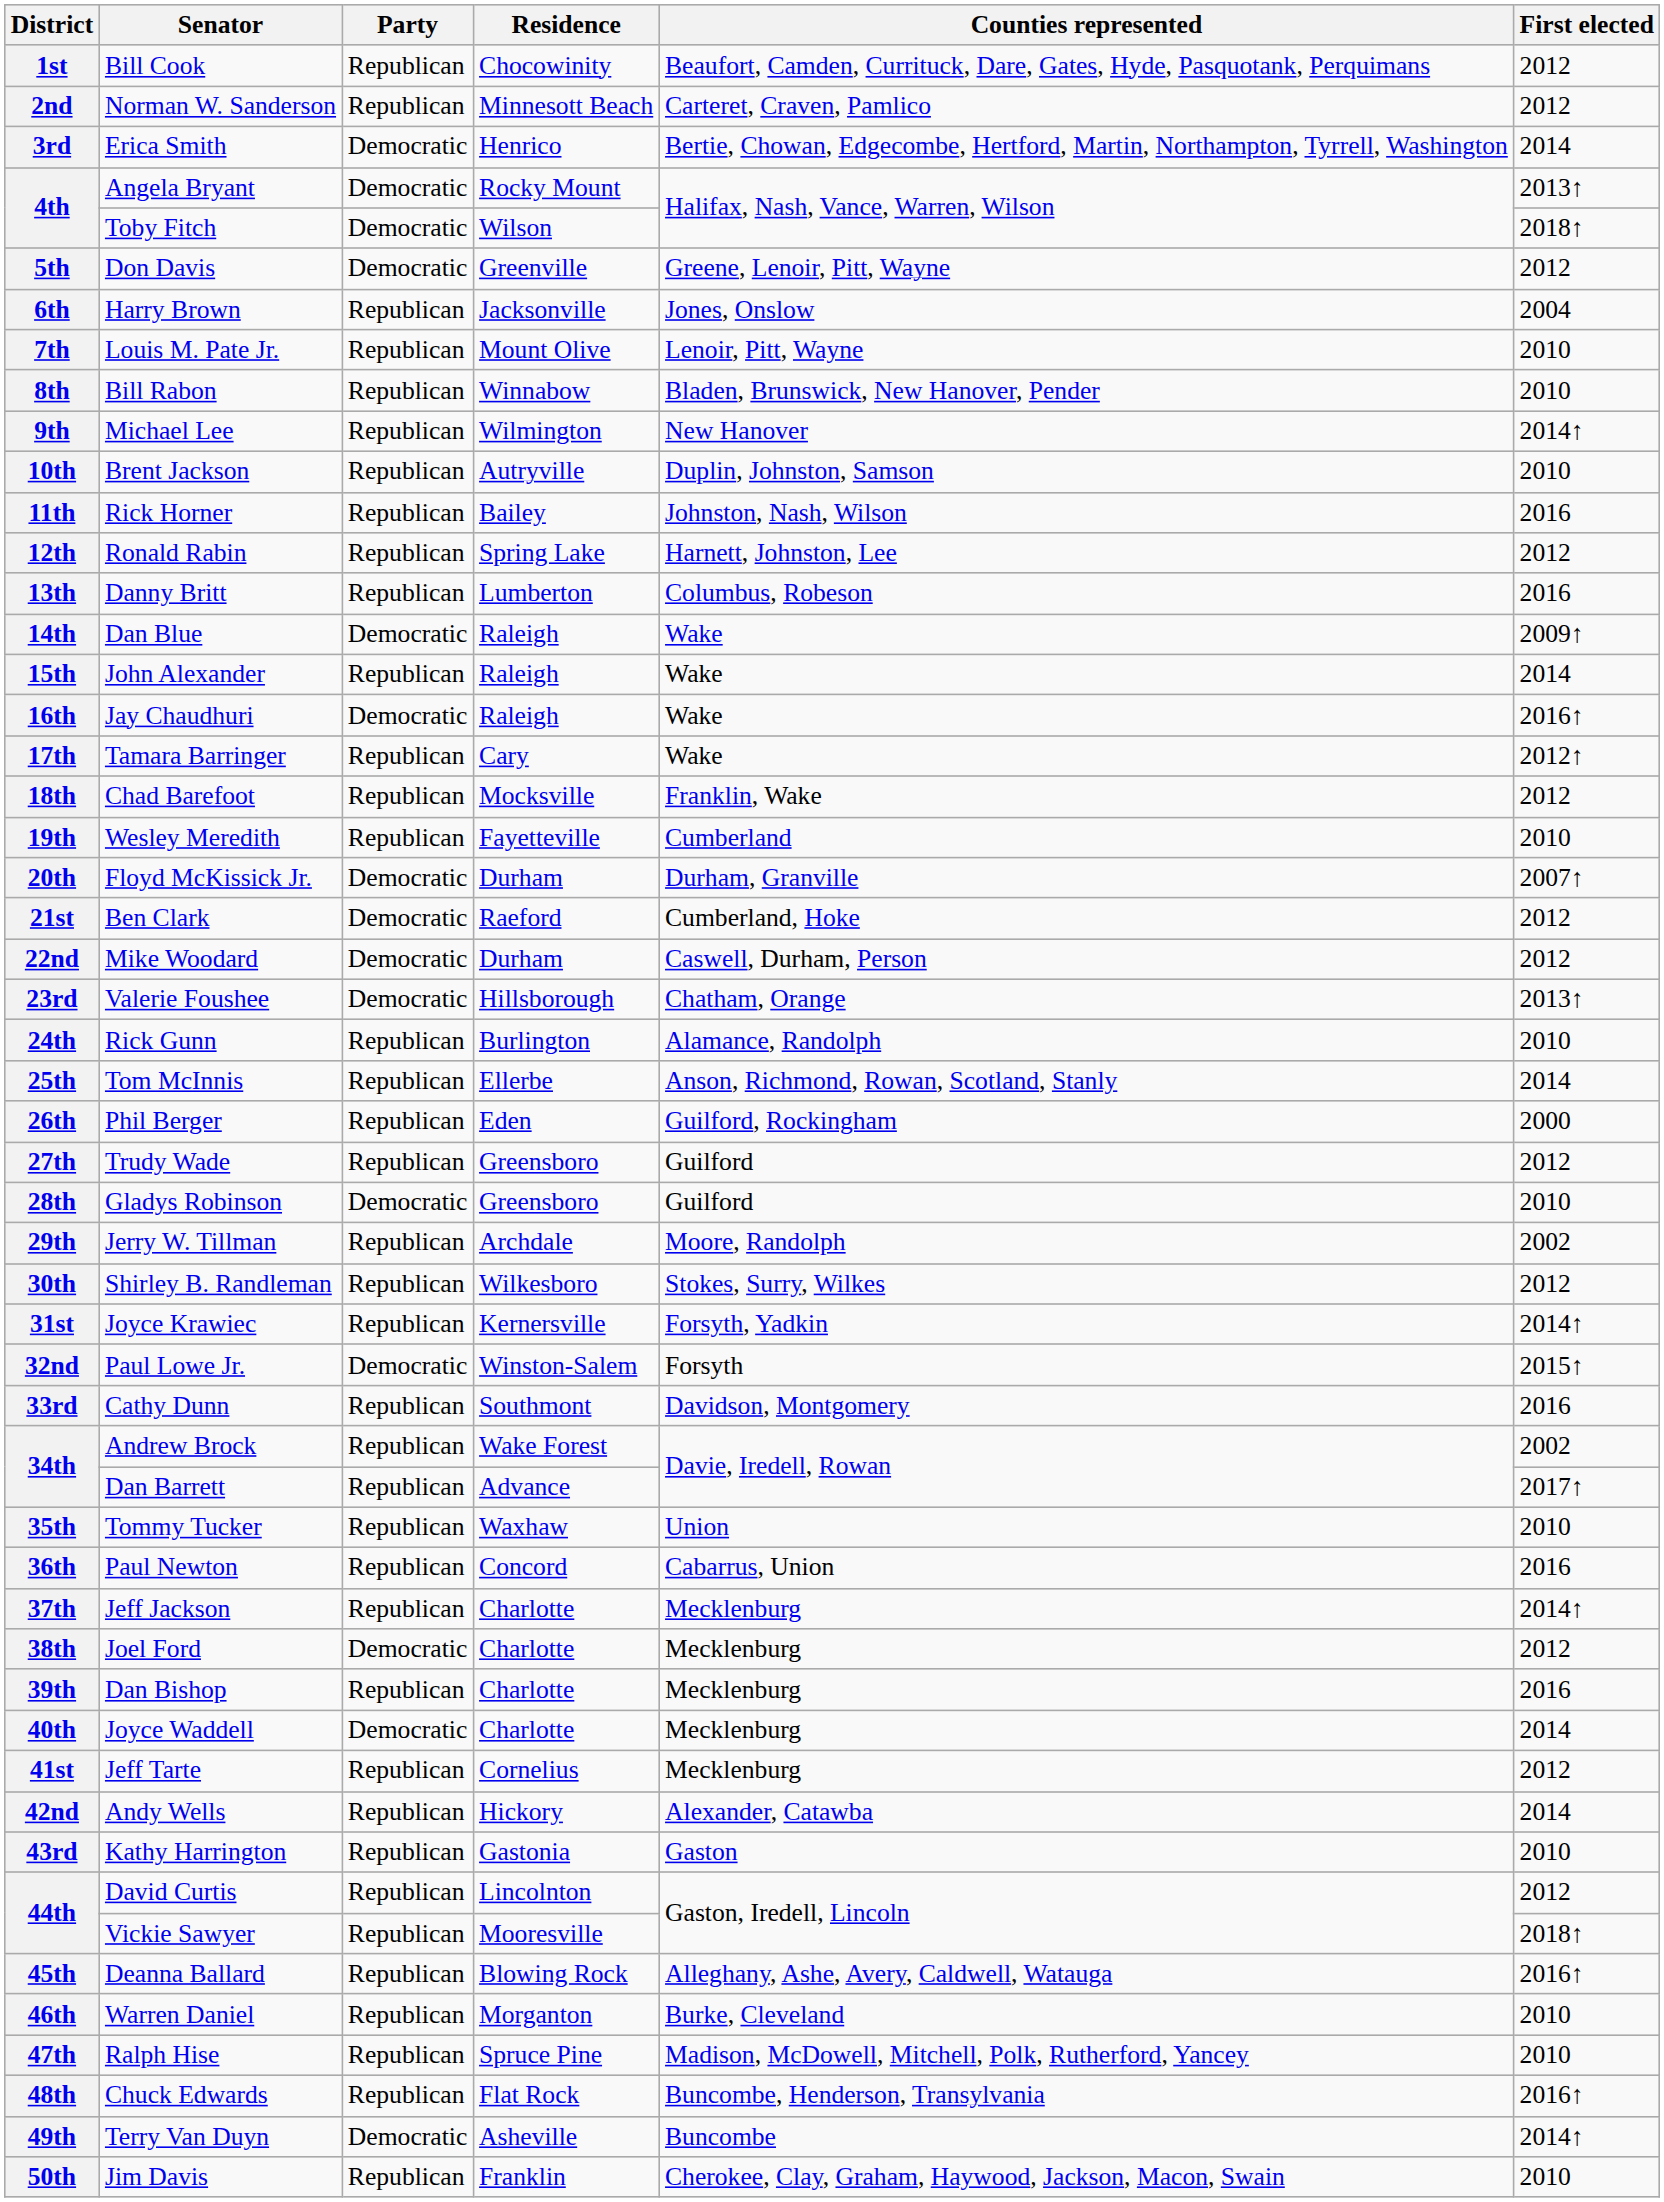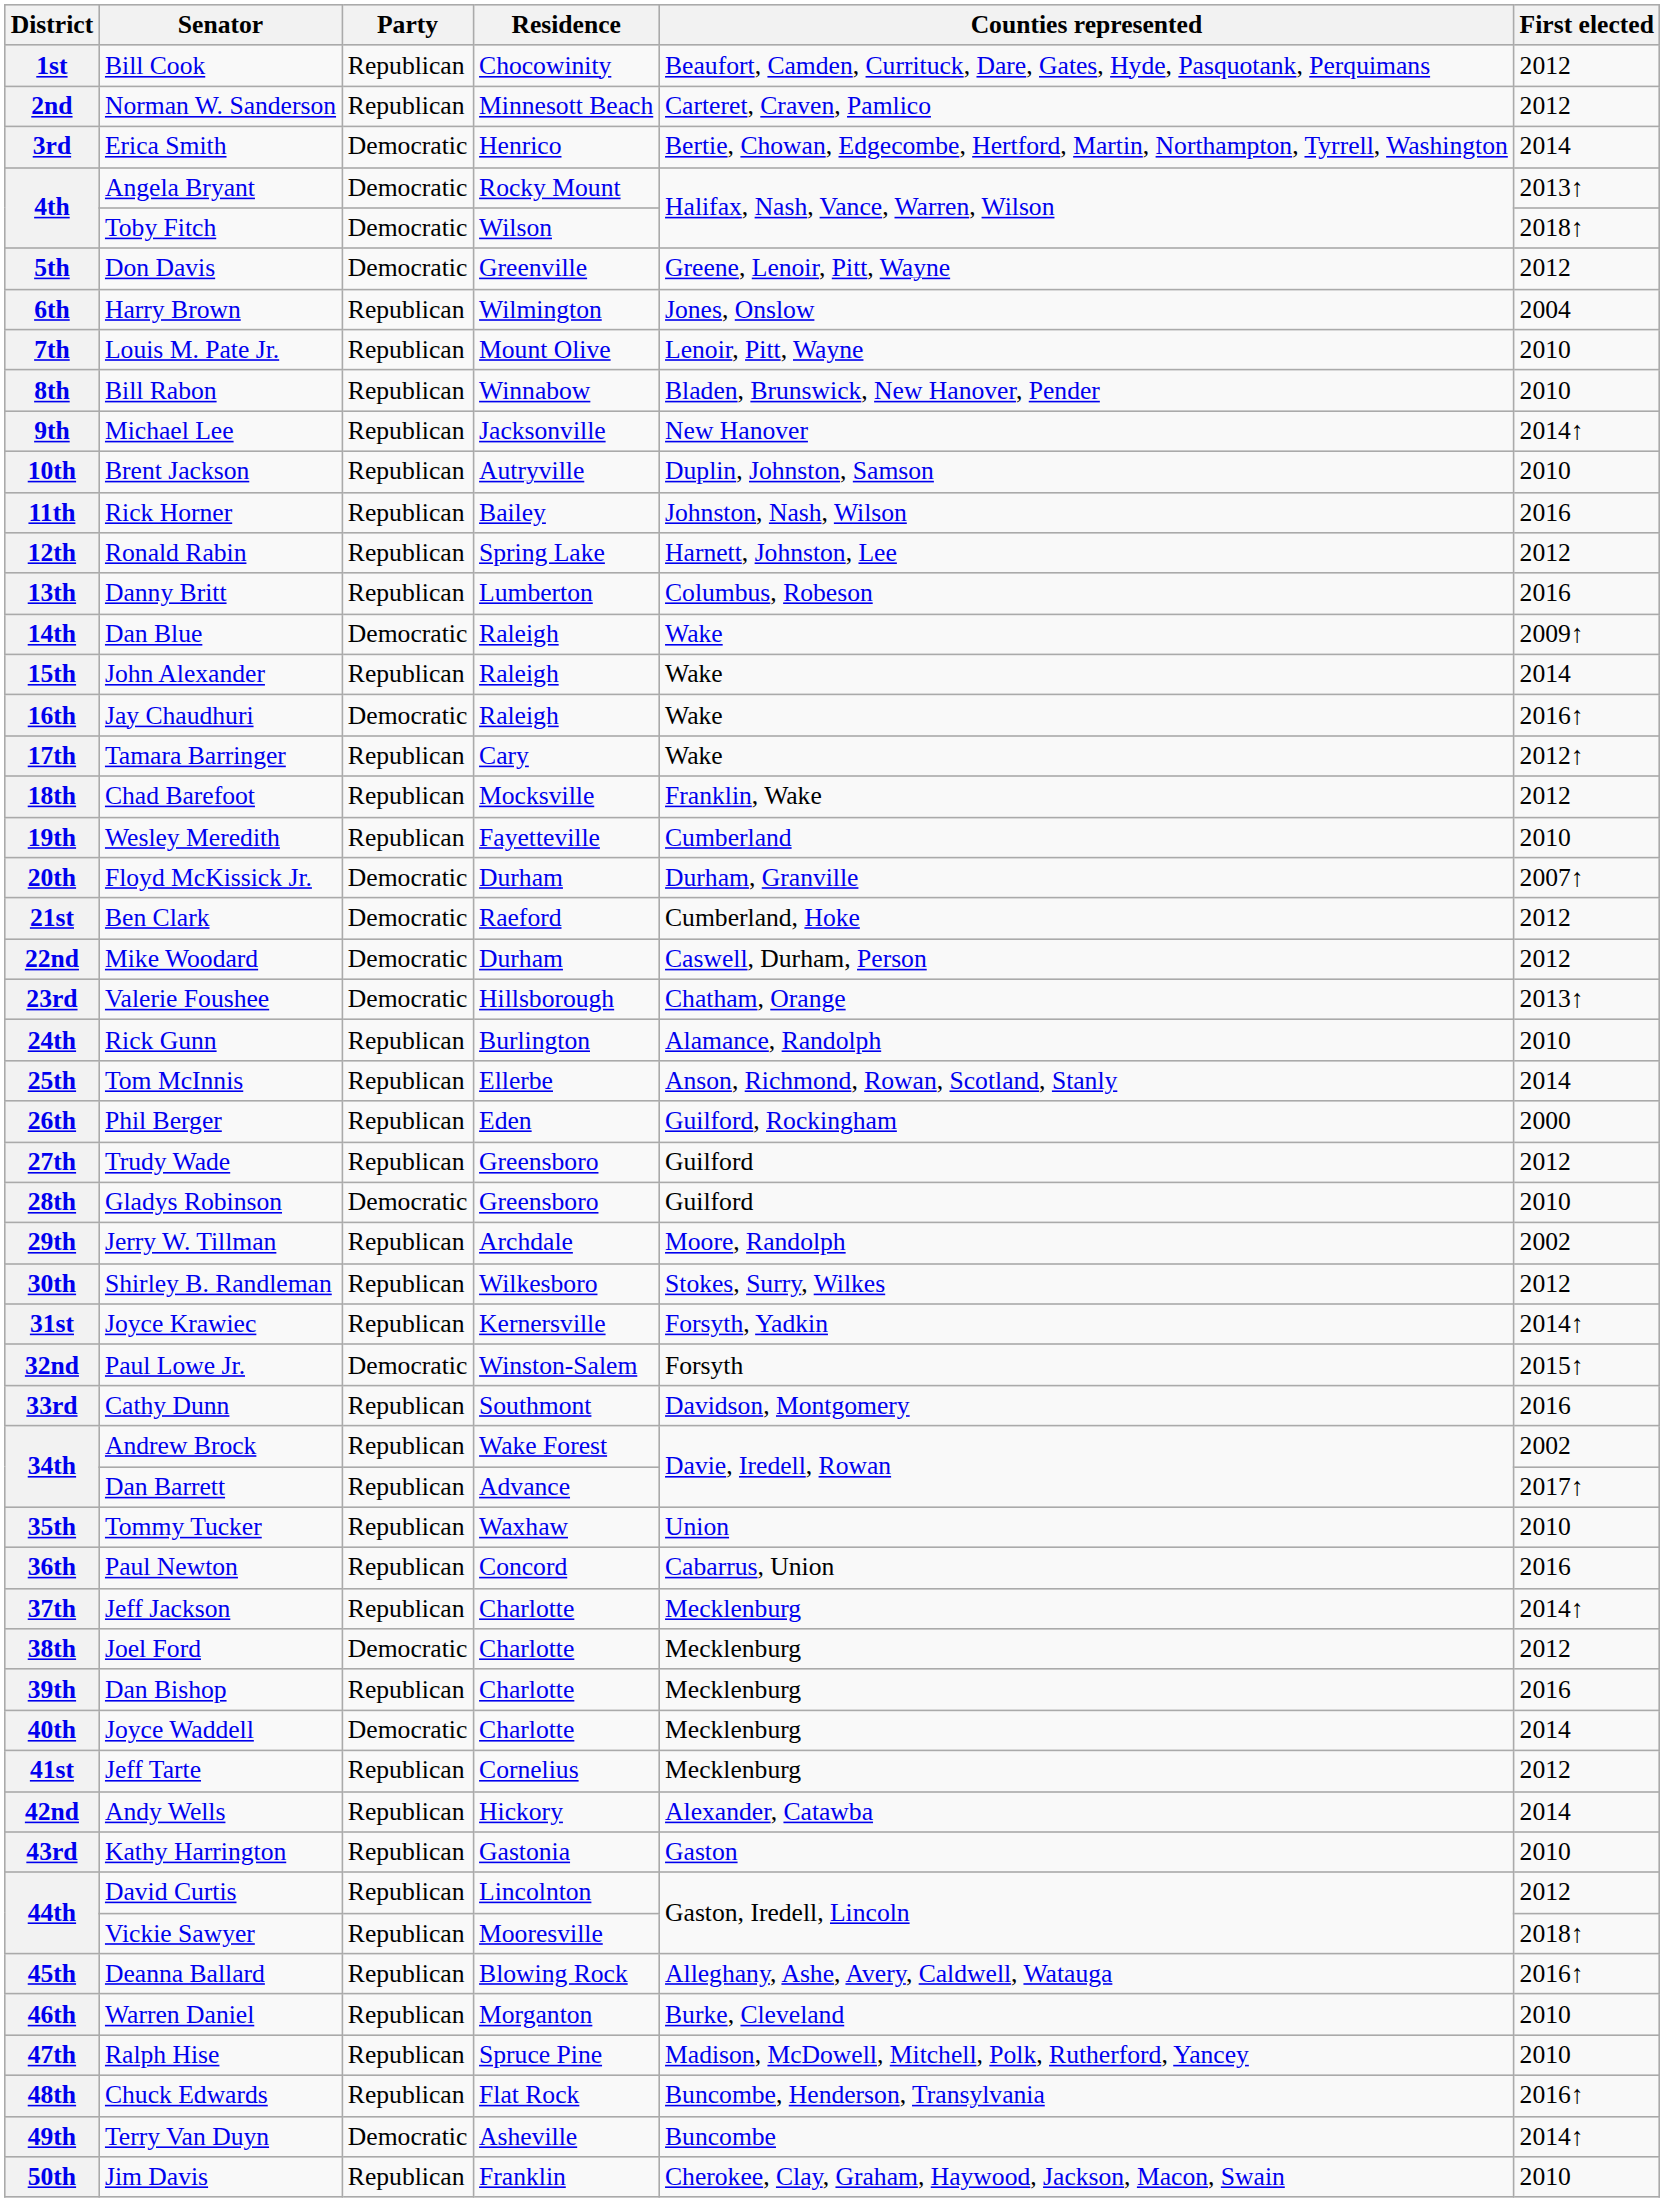(542, 308) Jacksonville -> (540, 308) Wilmington
(540, 430) Wilmington -> (542, 430) Jacksonville
